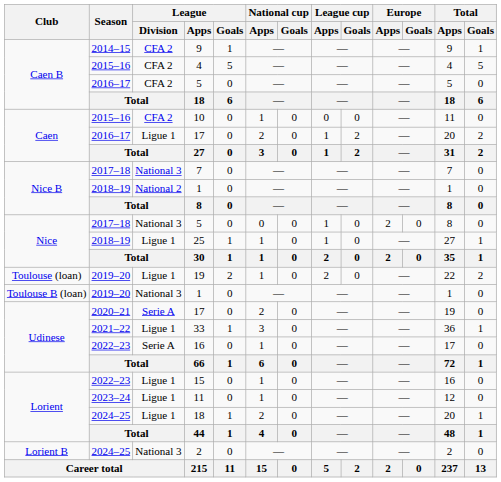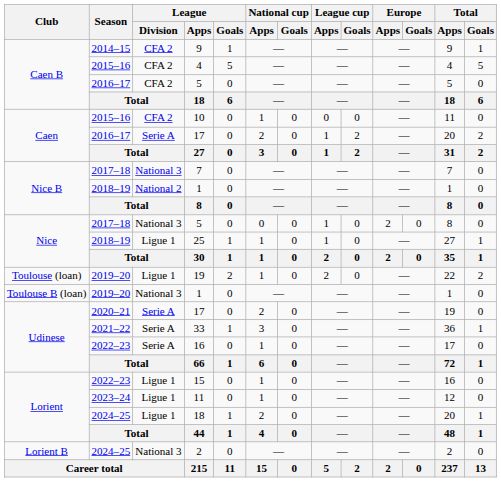(158, 135) Ligue 1 -> (158, 135) Serie A
(158, 328) Ligue 1 -> (158, 328) Serie A
